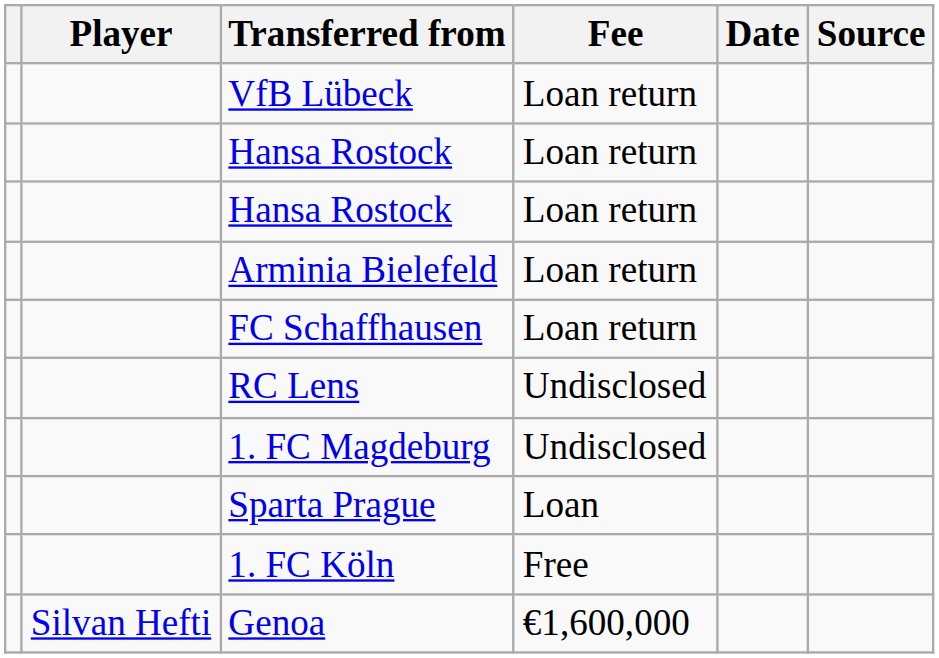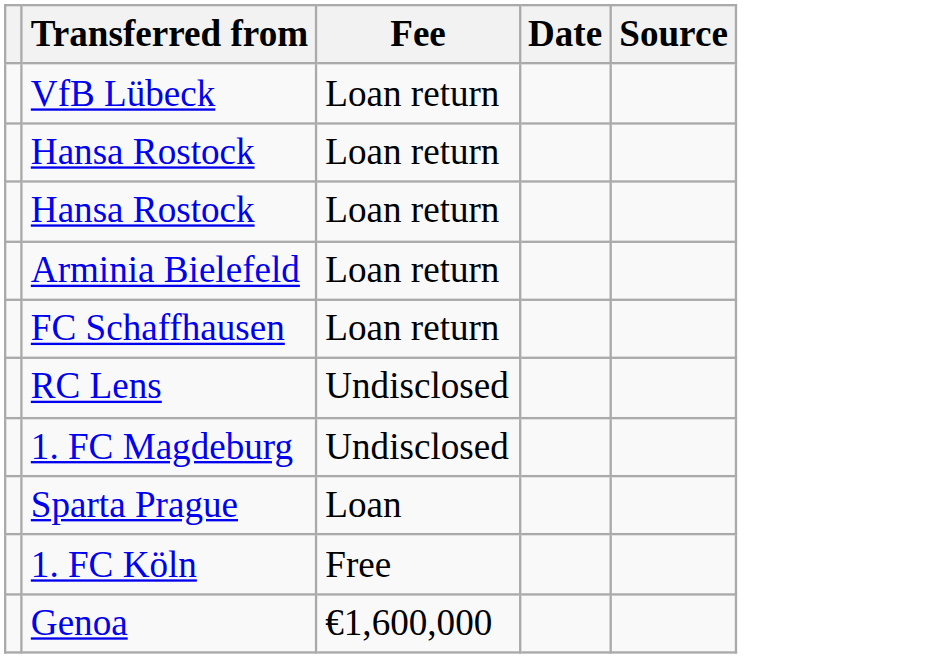- column: (121, 33)
